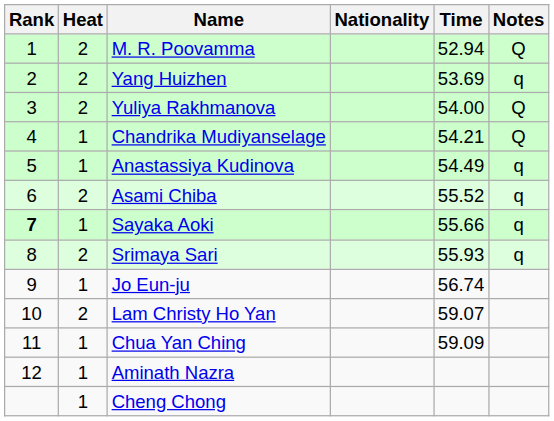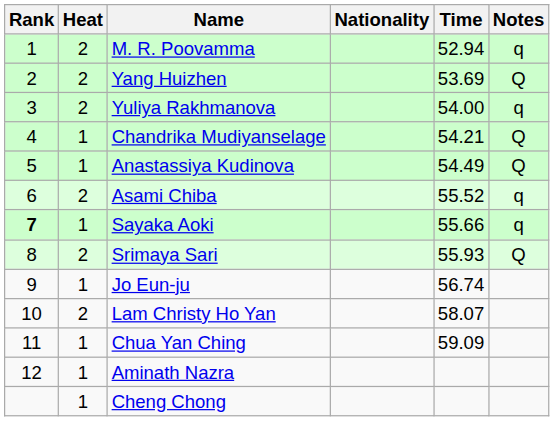(519, 49) Q -> (519, 49) q
(519, 78) q -> (519, 78) Q
(519, 108) Q -> (519, 108) q
(519, 166) q -> (519, 166) Q
(519, 254) q -> (519, 254) Q
(461, 313) 59.07 -> (461, 313) 58.07
